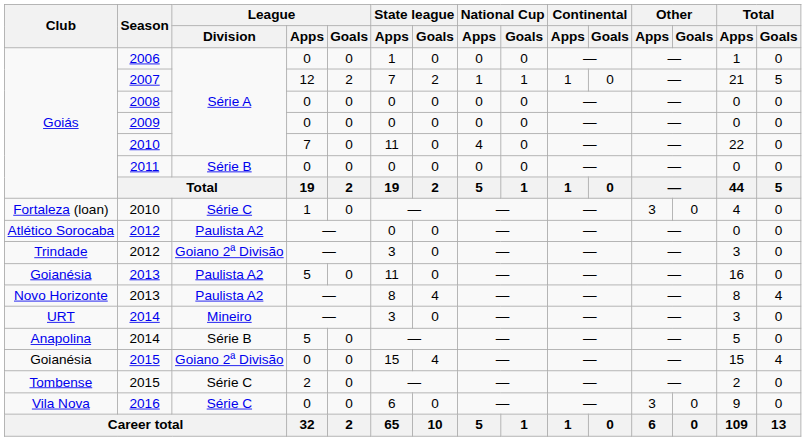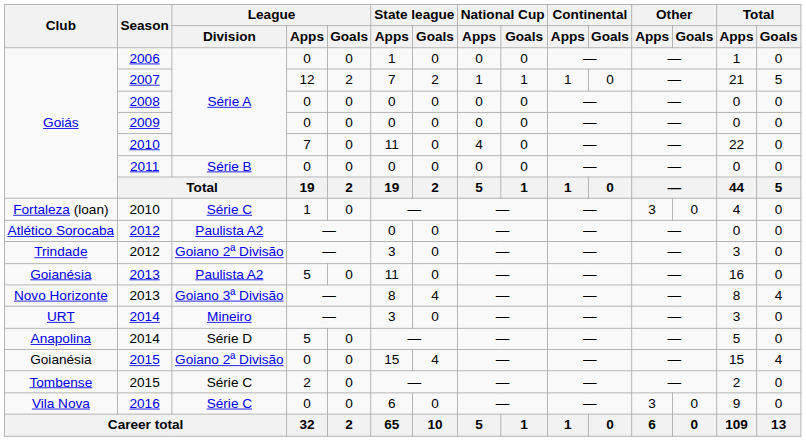(229, 295) Paulista A2 -> (229, 295) Goiano 3ª Divisão
(229, 338) Série B -> (229, 338) Série D
